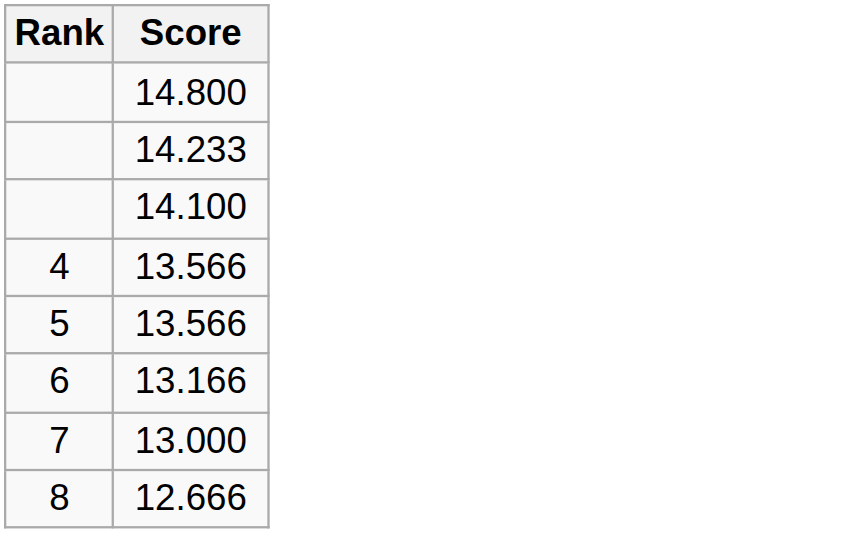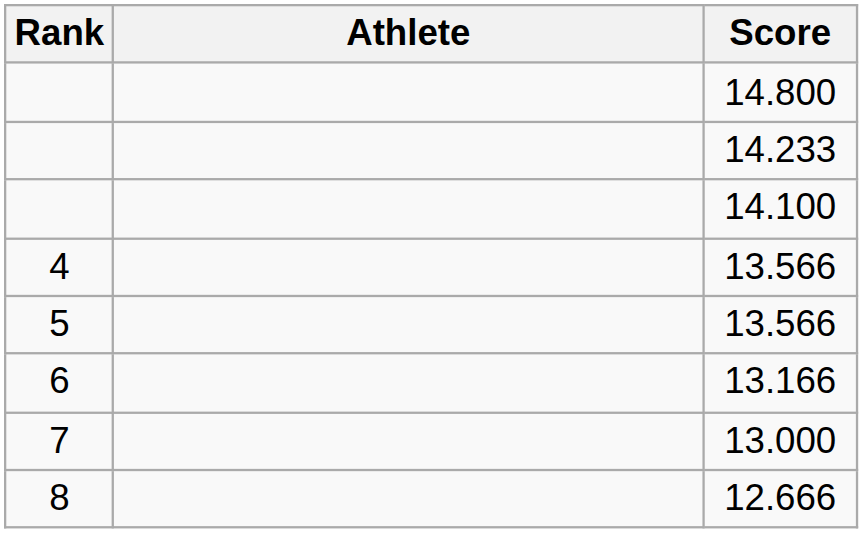+ column: (408, 33)
